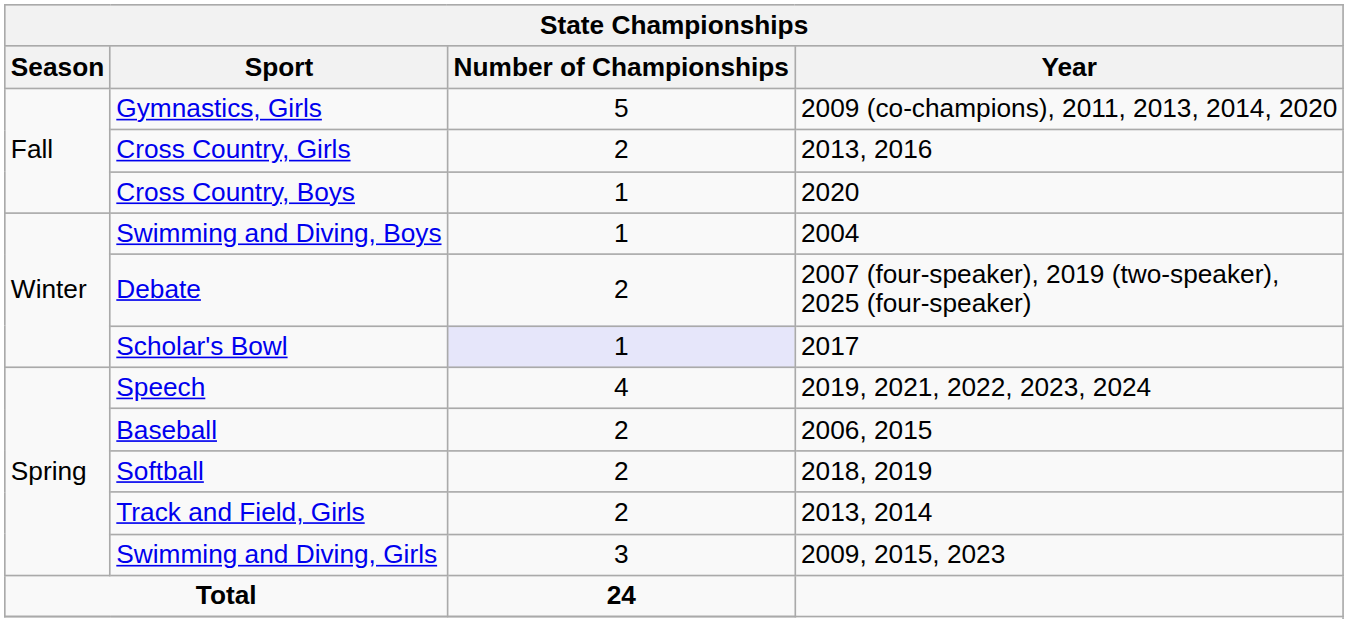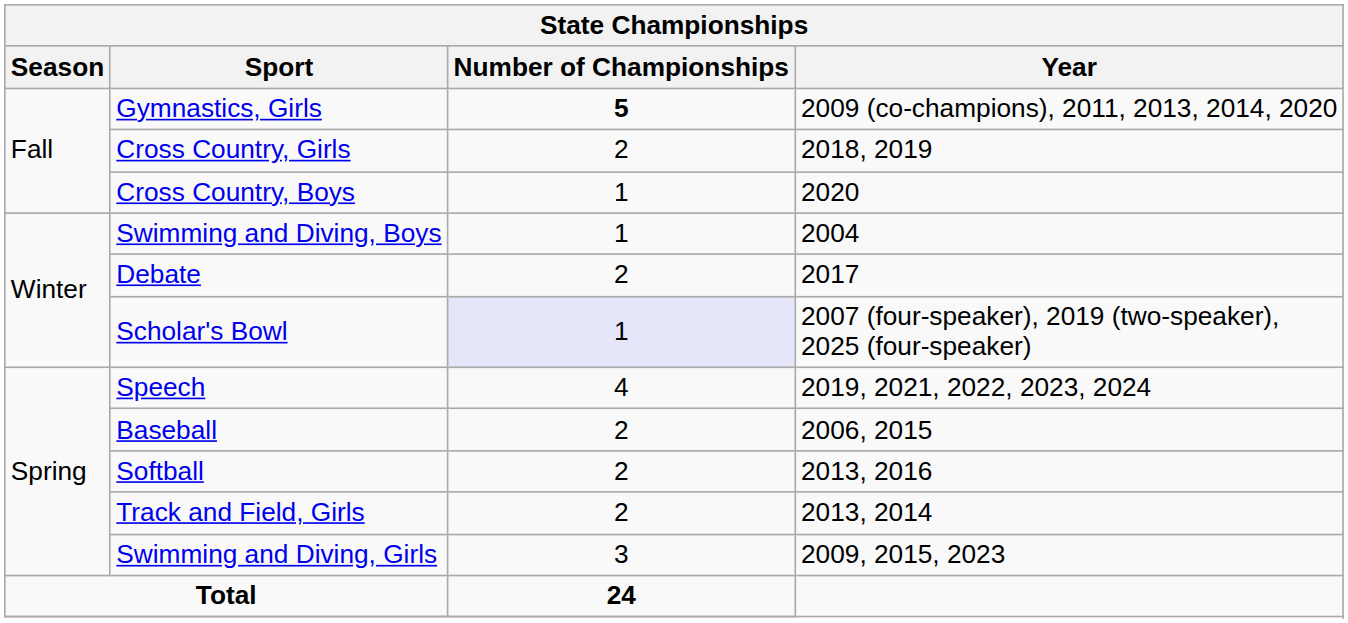(621, 108) normal -> (621, 108) bold
(867, 150) 2013, 2016 -> (867, 150) 2018, 2019
(1040, 289) 2007 (four-speaker), 2019 (two-speaker), 2025 (four-speaker) -> (830, 274) 2017
(830, 346) 2017 -> (1040, 331) 2007 (four-speaker), 2019 (two-speaker), 2025 (four-speaker)
(867, 470) 2018, 2019 -> (867, 470) 2013, 2016
